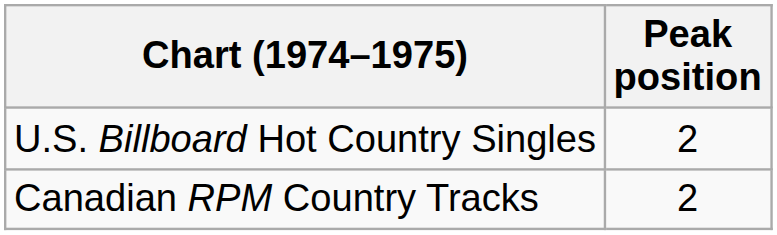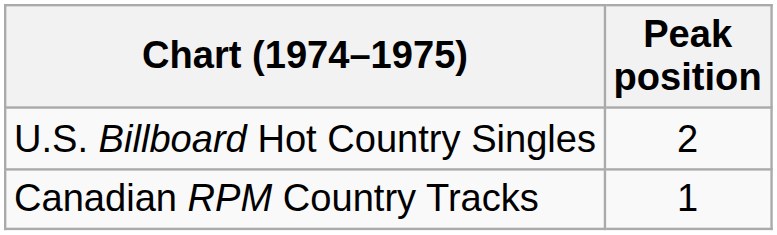(688, 198) 2 -> (688, 198) 1
